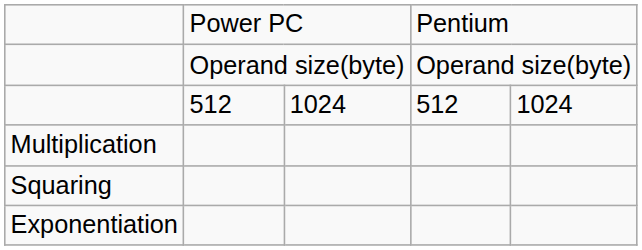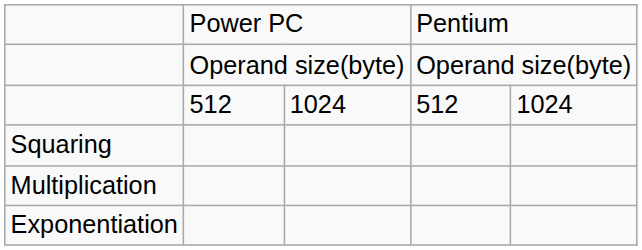rows swapped: (84, 144) <-> (61, 184)
